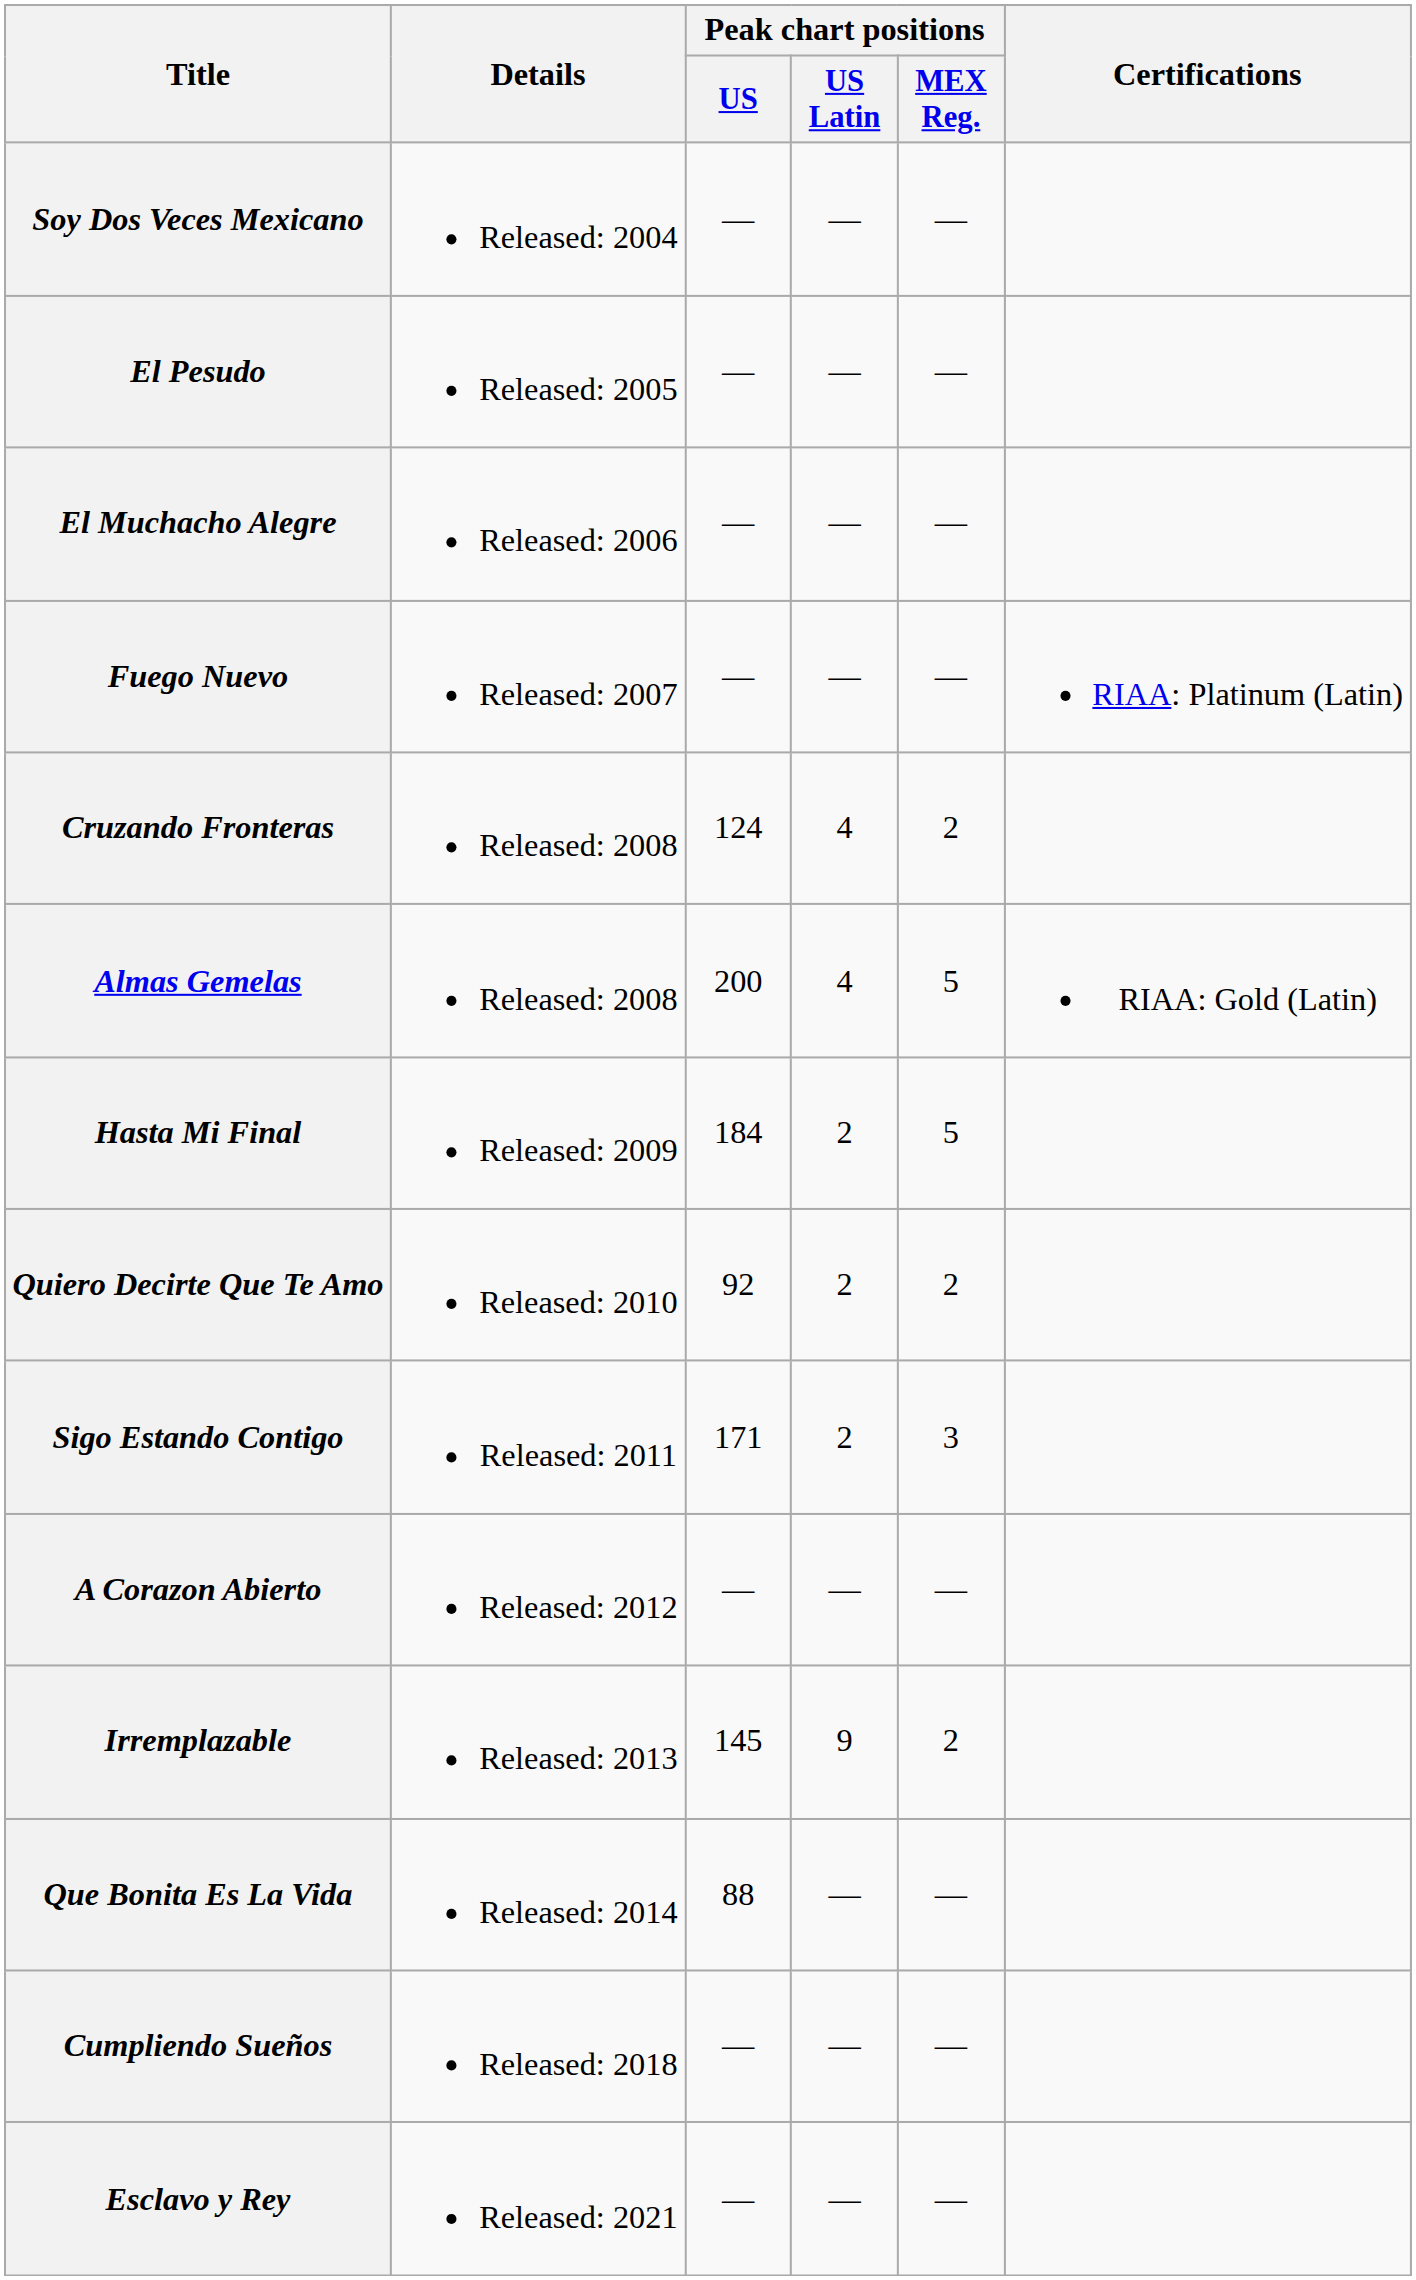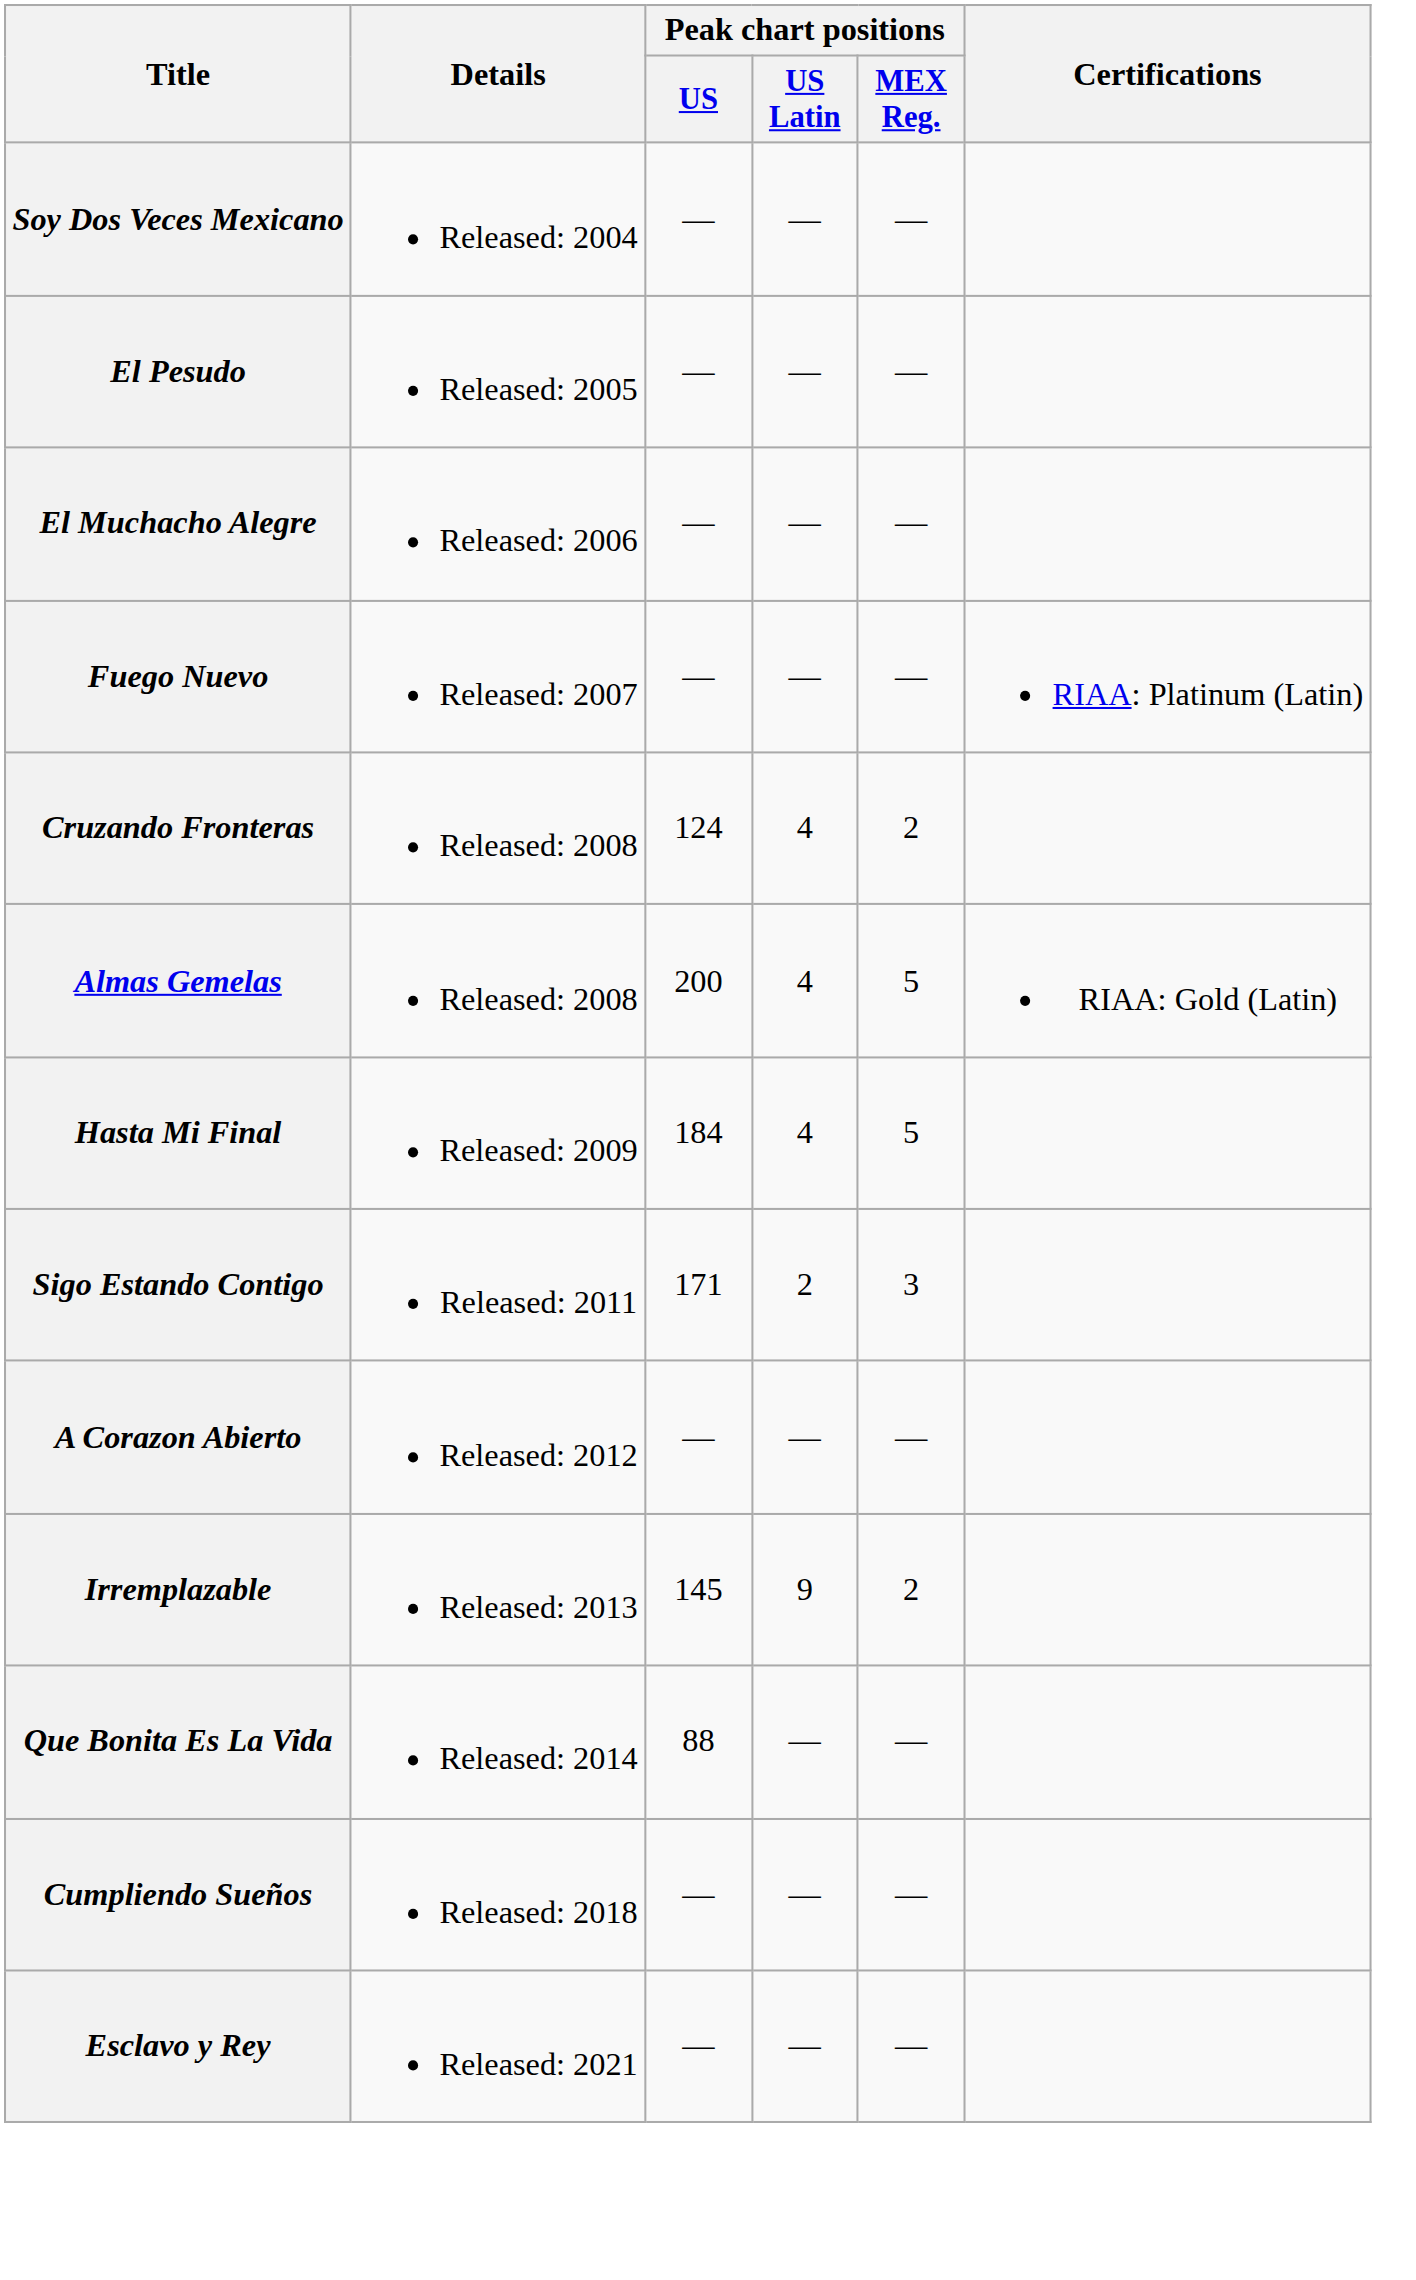(845, 1132) 2 -> (805, 1132) 4
- row: (198, 1284)
